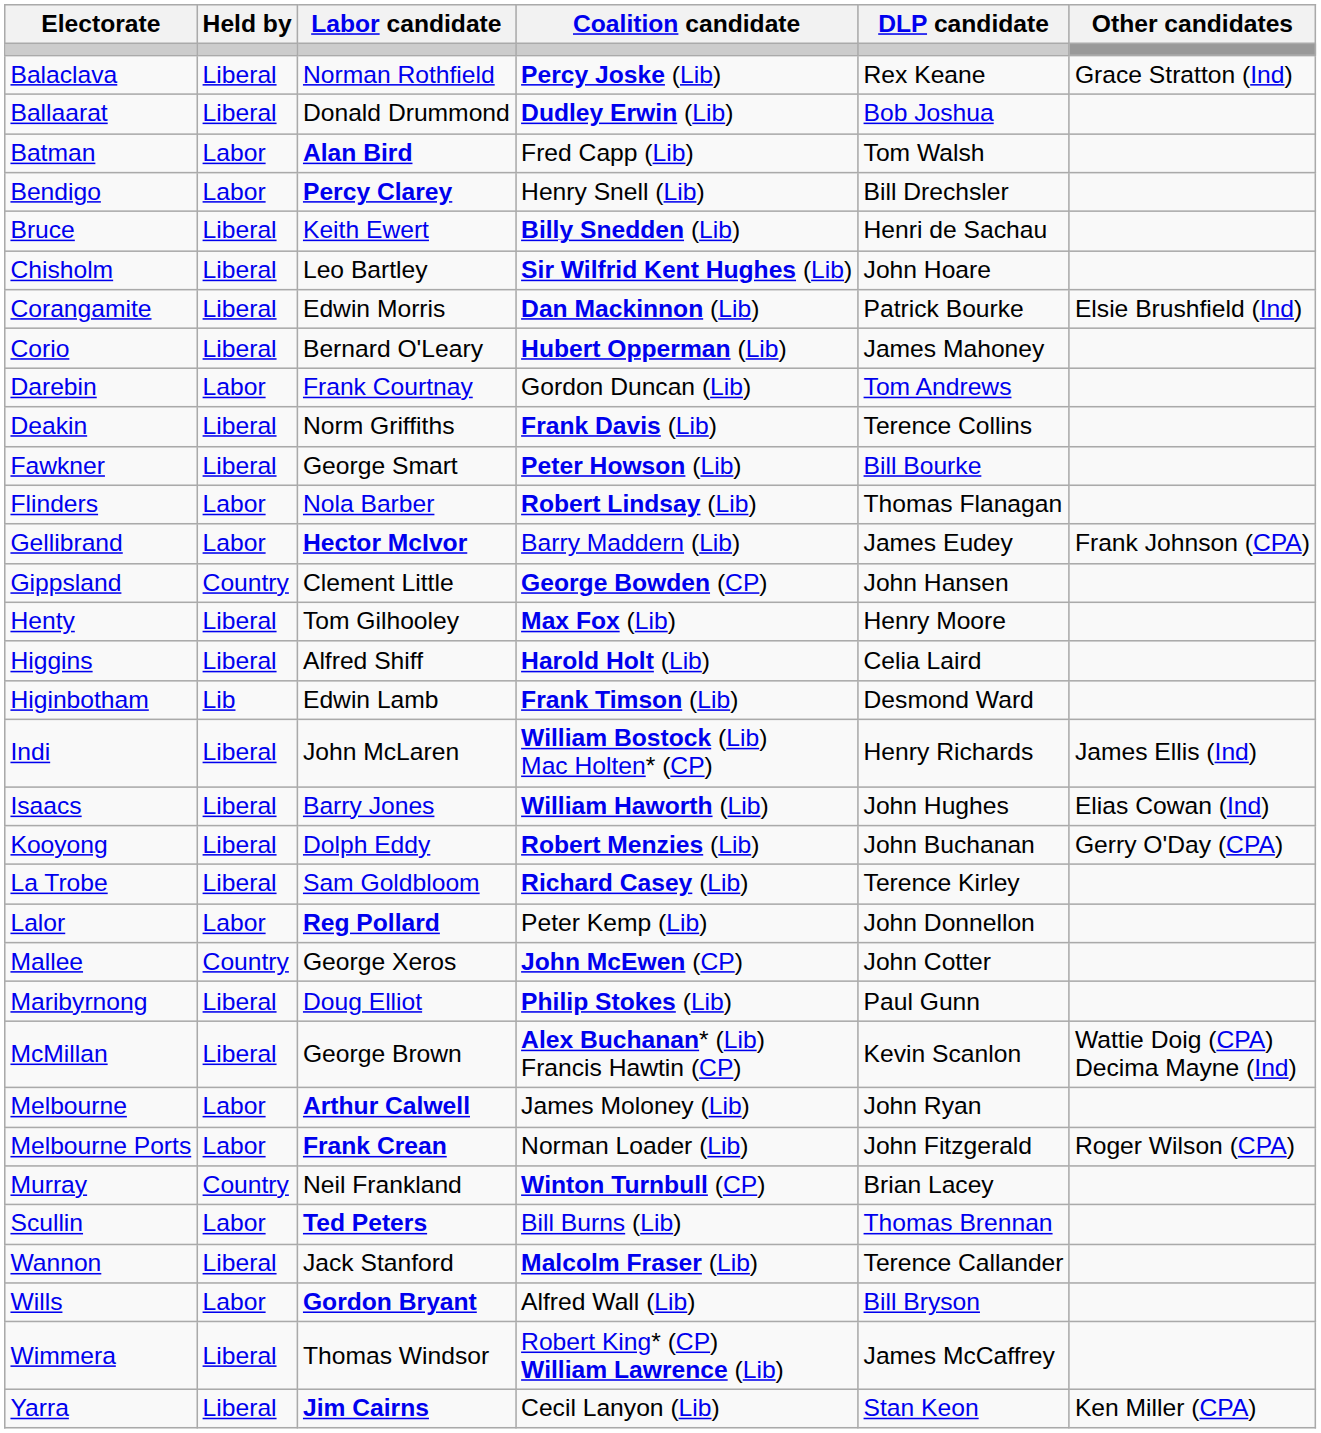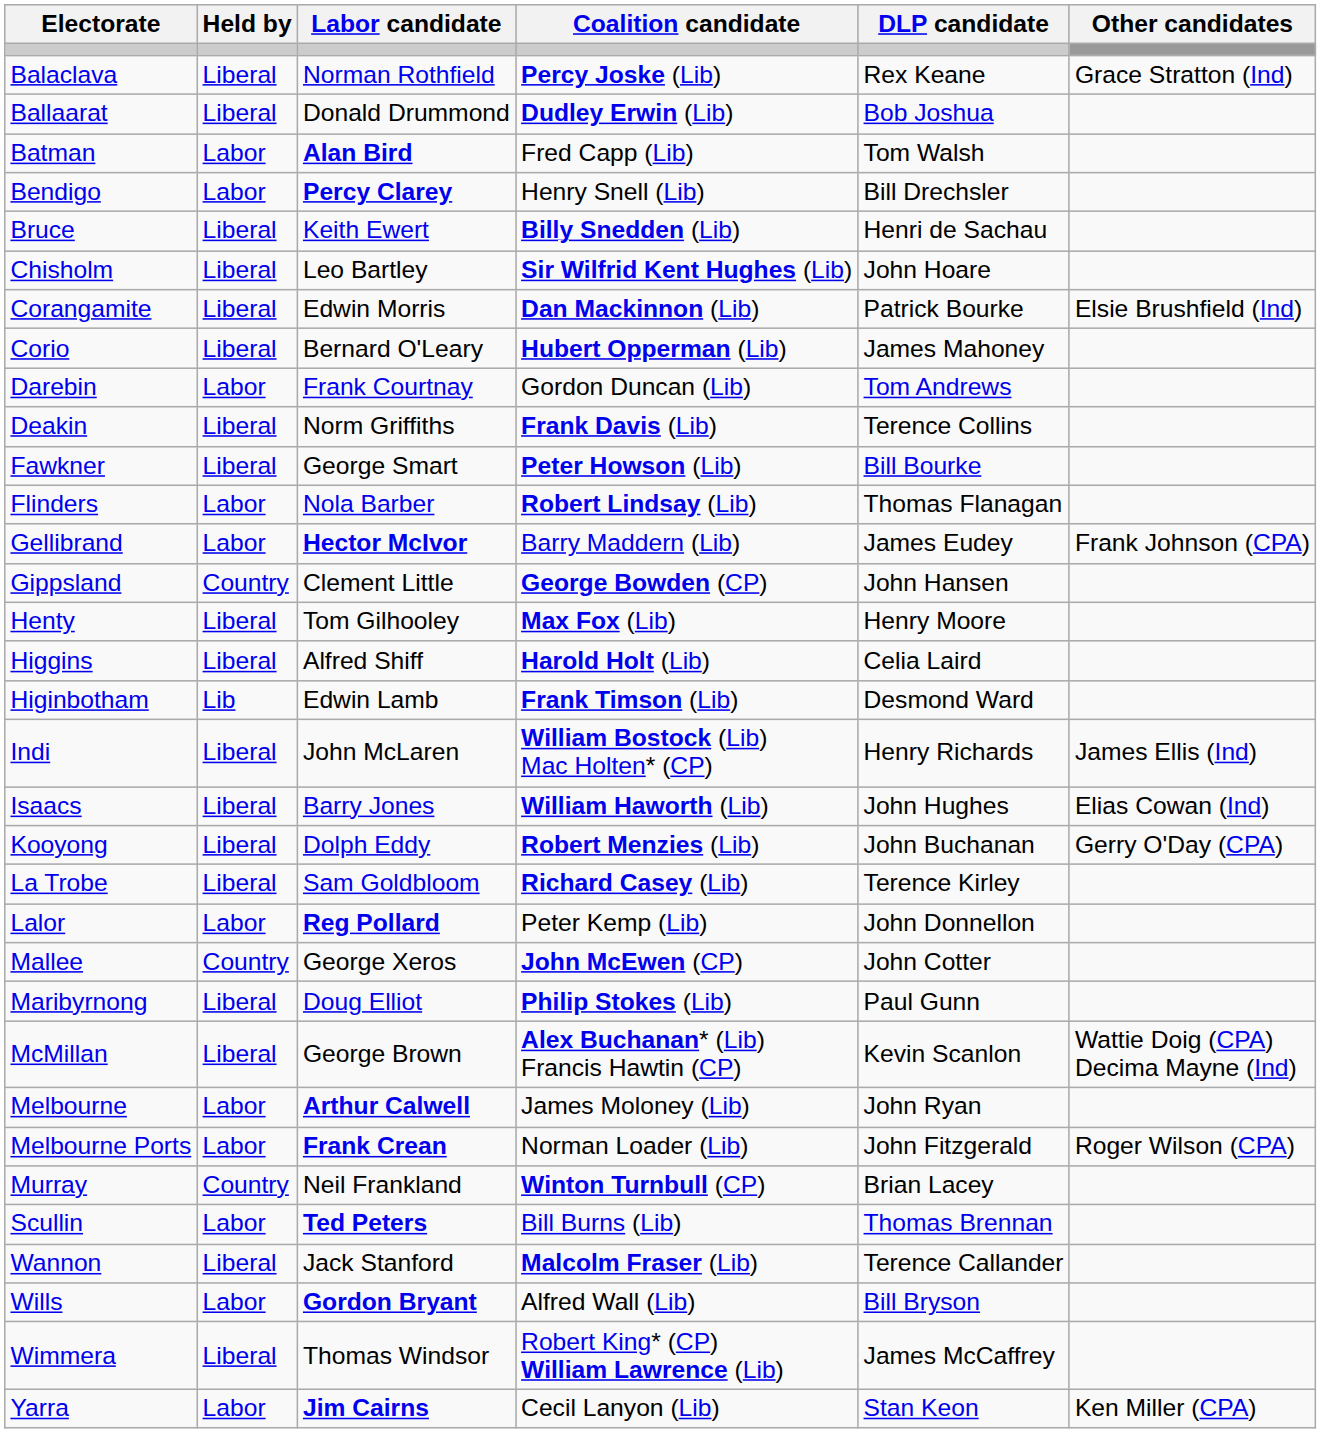(240, 1408) Liberal -> (234, 1408) Labor
